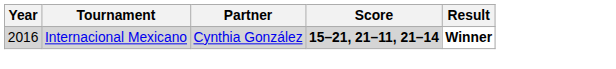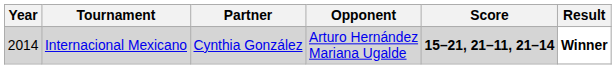+ column: (364, 16)
(23, 38) 2016 -> (23, 45) 2014
